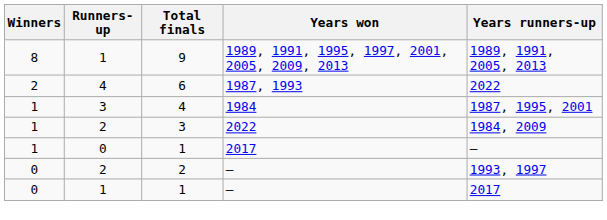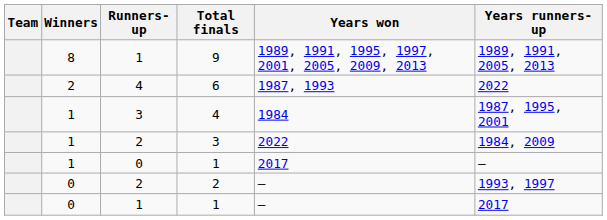+ column: (23, 22)
